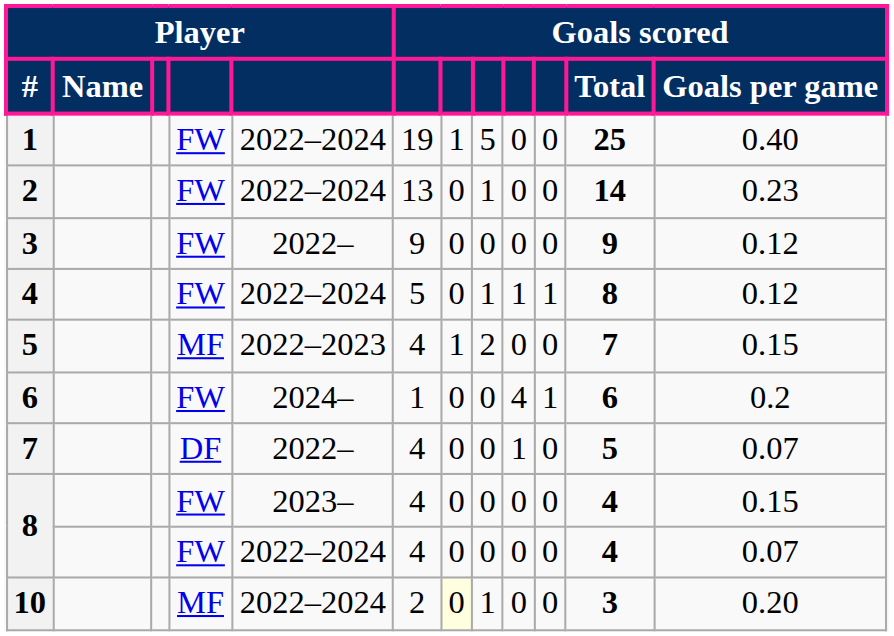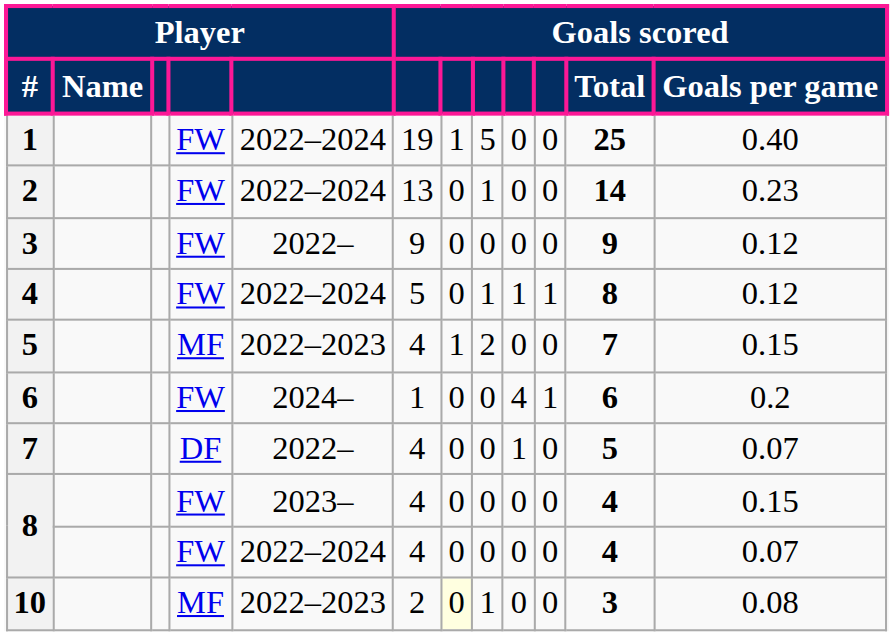(313, 602) 2022–2024 -> (313, 602) 2022–2023
(770, 602) 0.20 -> (770, 602) 0.08
